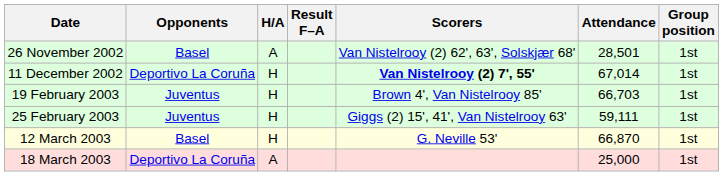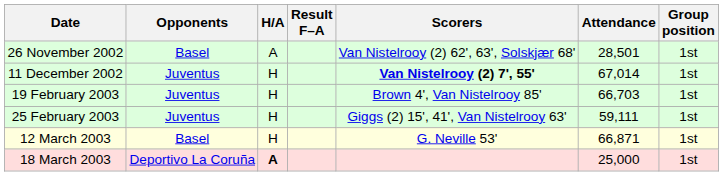(192, 73) Deportivo La Coruña -> (192, 73) Juventus
(619, 138) 66,870 -> (619, 138) 66,871
(273, 159) normal -> (273, 159) bold
